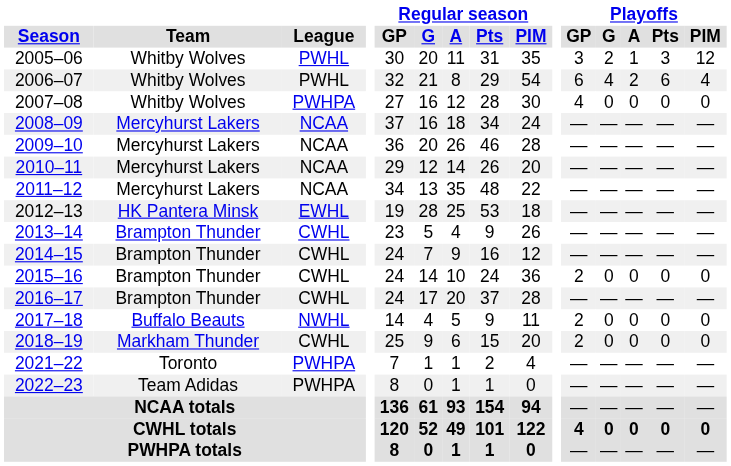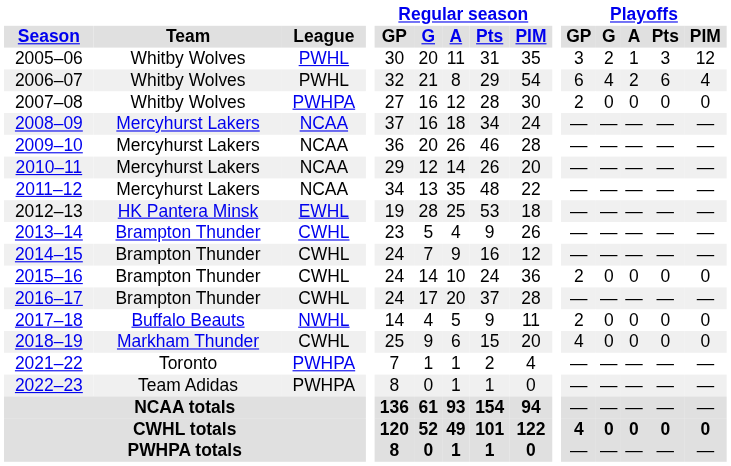(579, 102) 4 -> (579, 102) 2
(579, 341) 2 -> (579, 341) 4
